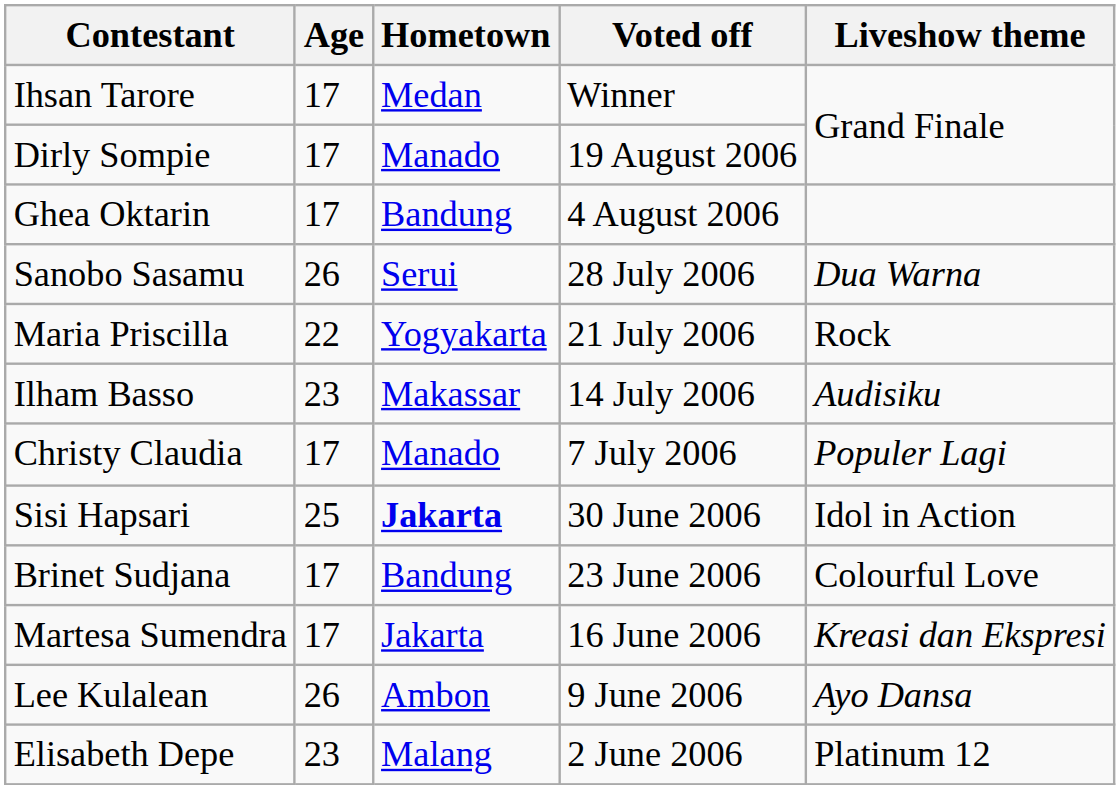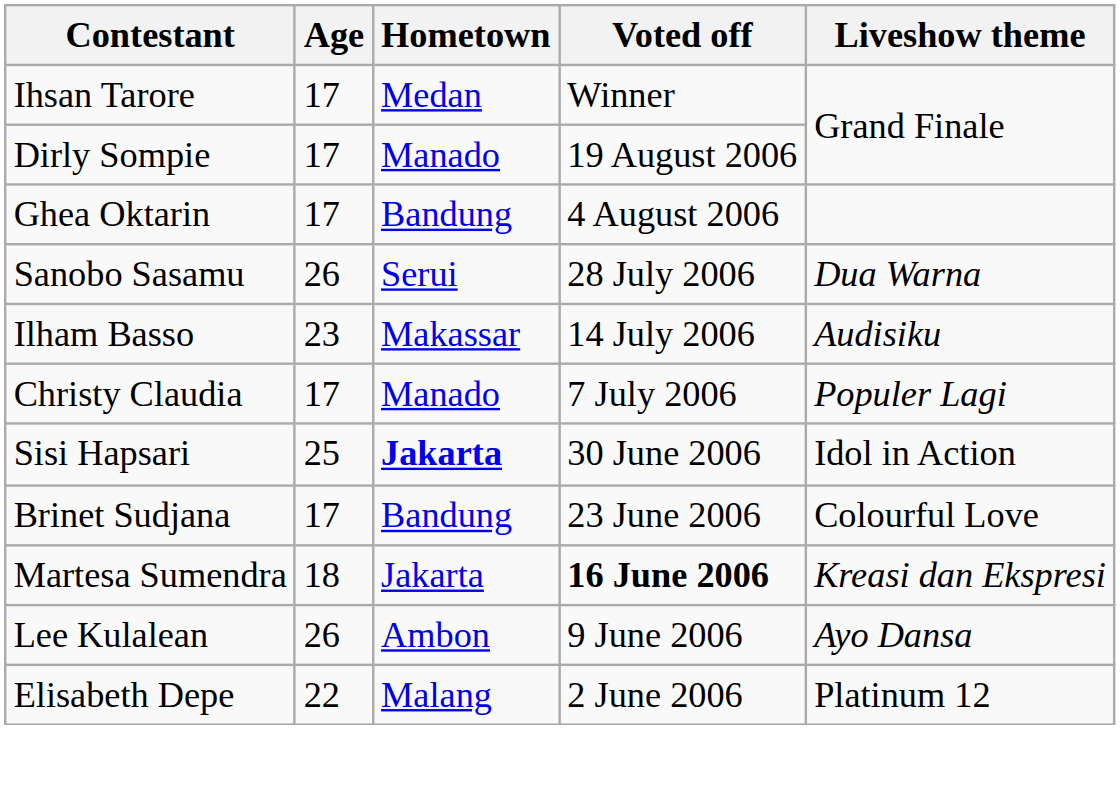- row: (121, 334)
(322, 633) 17 -> (322, 573) 18
(664, 633) normal -> (668, 573) bold
(322, 753) 23 -> (322, 693) 22
